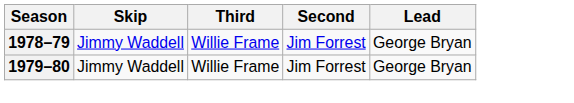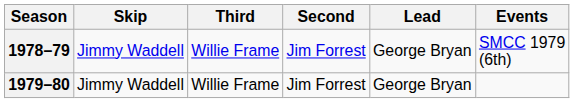+ column: (522, 17)
